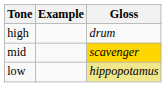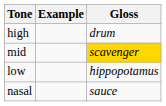(124, 71) khaki background -> (124, 71) no background
+ row: (20, 91)
